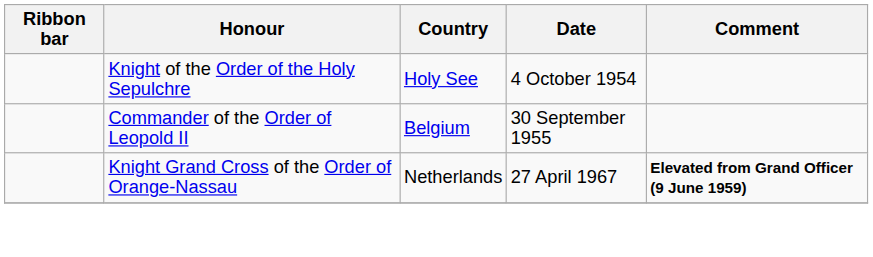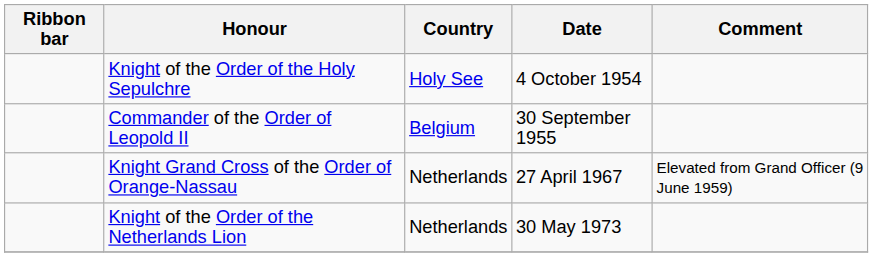(752, 177) bold -> (760, 178) normal
+ row: (211, 227)
